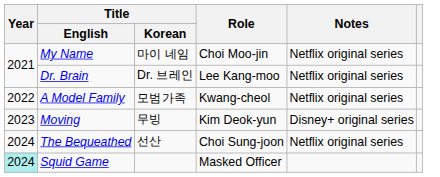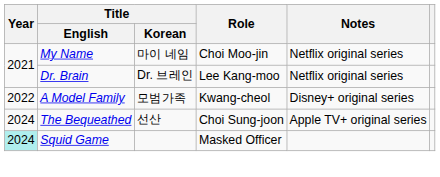(346, 98) Netflix original series -> (352, 98) Disney+ original series
- row: (60, 120)
(346, 141) Netflix original series -> (358, 120) Apple TV+ original series
